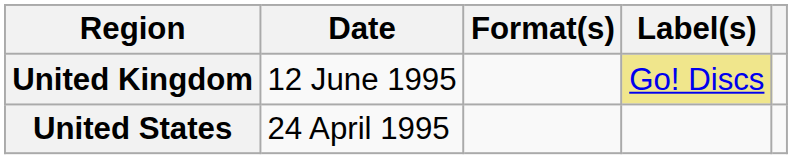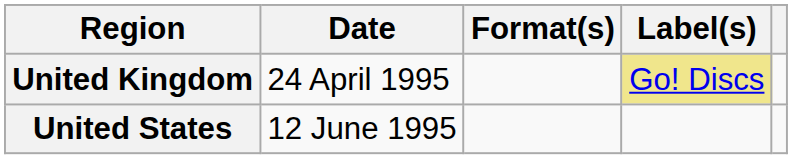(362, 78) 12 June 1995 -> (359, 78) 24 April 1995
(359, 128) 24 April 1995 -> (362, 128) 12 June 1995
